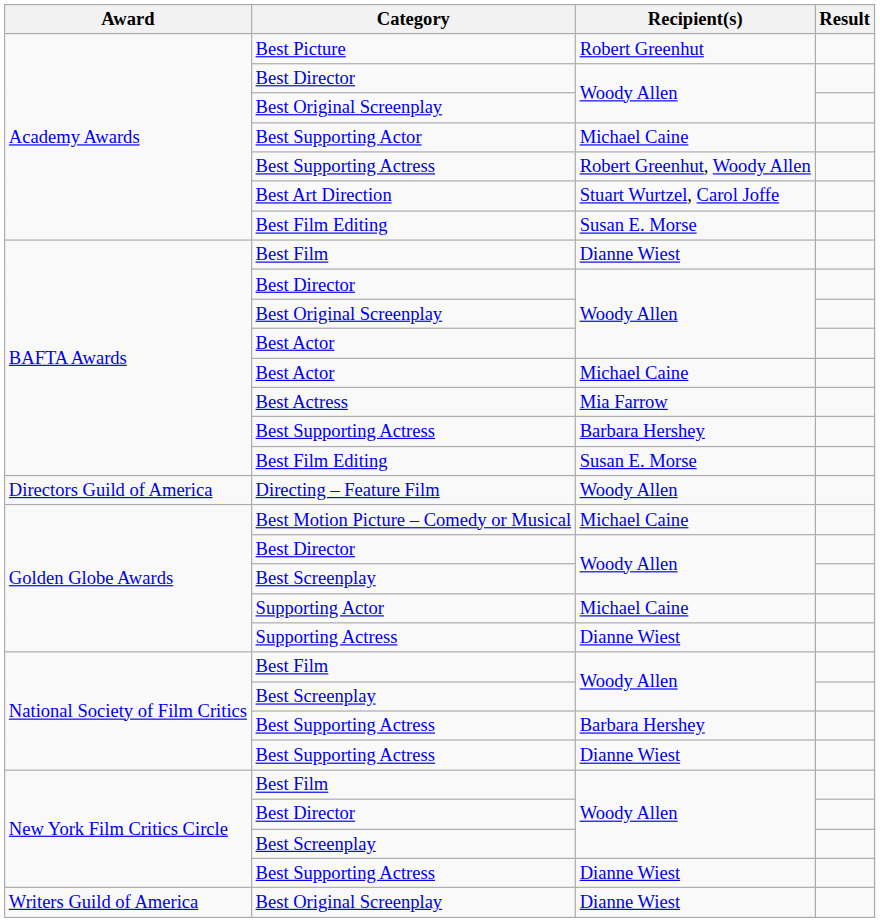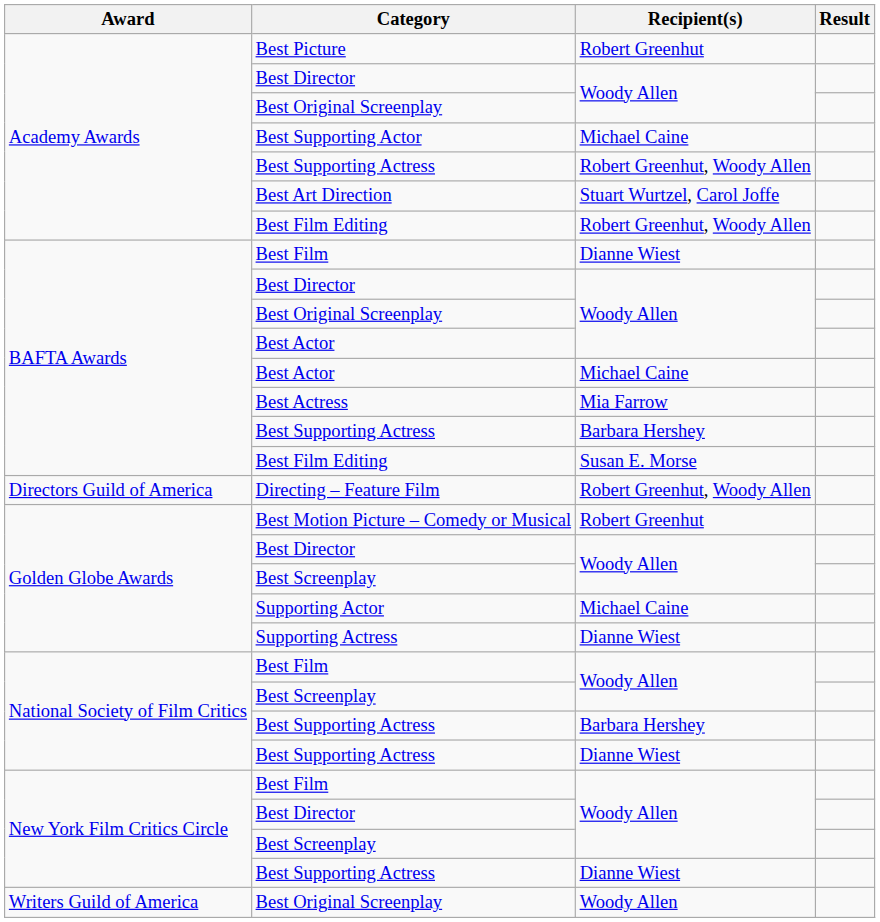(638, 225) Susan E. Morse -> (695, 225) Robert Greenhut, Woody Allen
(629, 490) Woody Allen -> (695, 490) Robert Greenhut, Woody Allen
(634, 519) Michael Caine -> (642, 519) Robert Greenhut
(630, 902) Dianne Wiest -> (629, 902) Woody Allen
